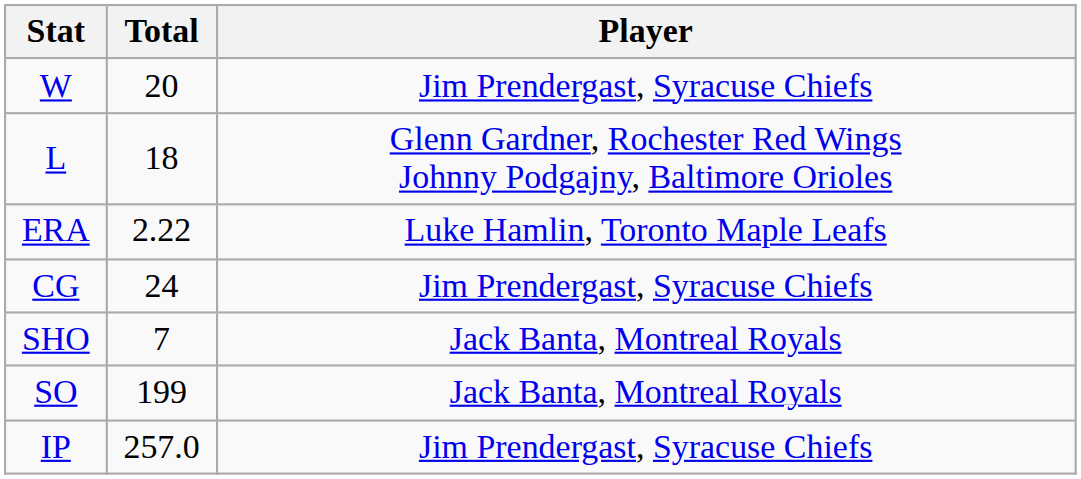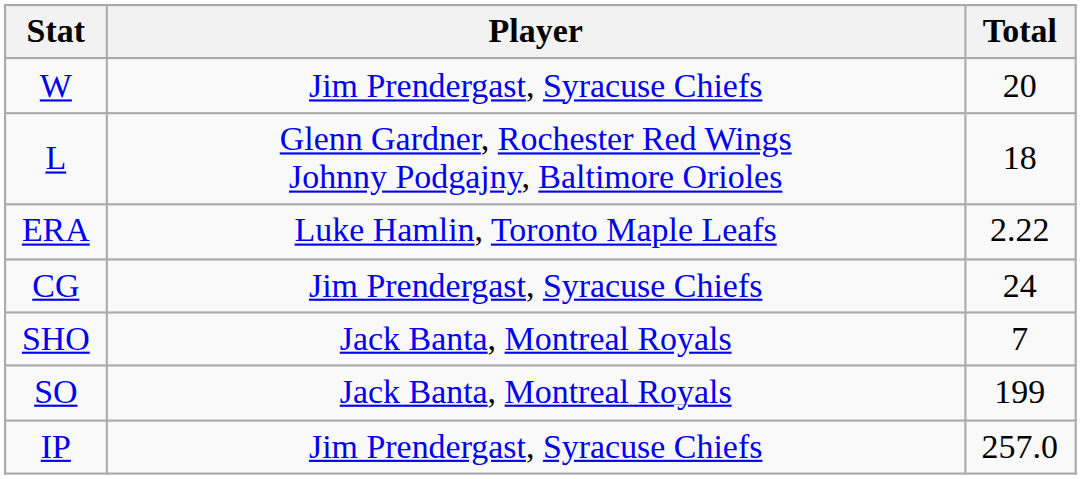columns swapped: (646, 31) <-> (162, 31)
